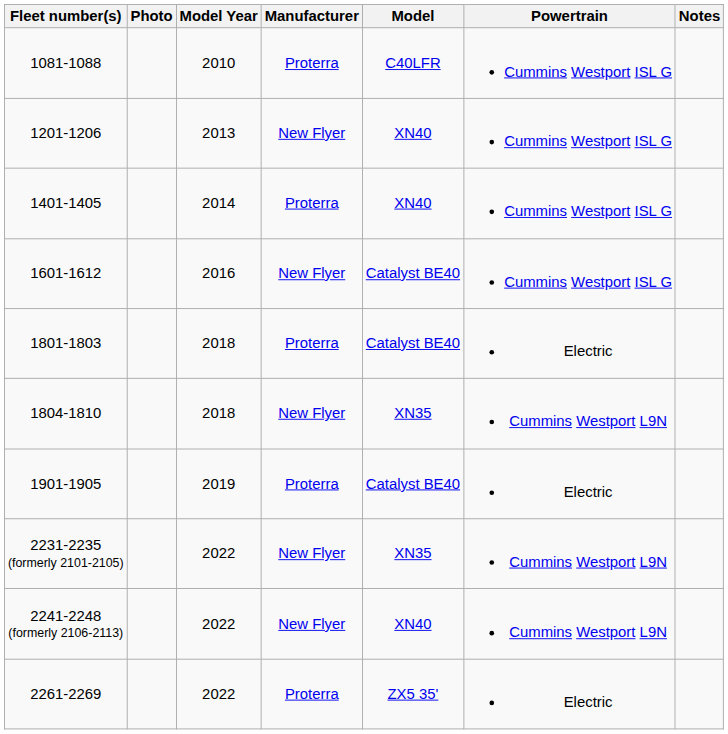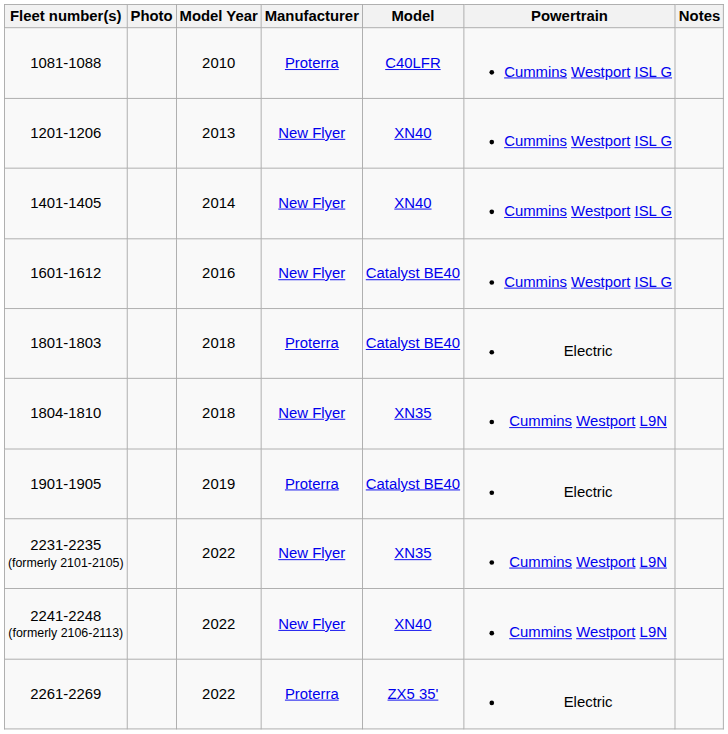(312, 203) Proterra -> (312, 203) New Flyer
